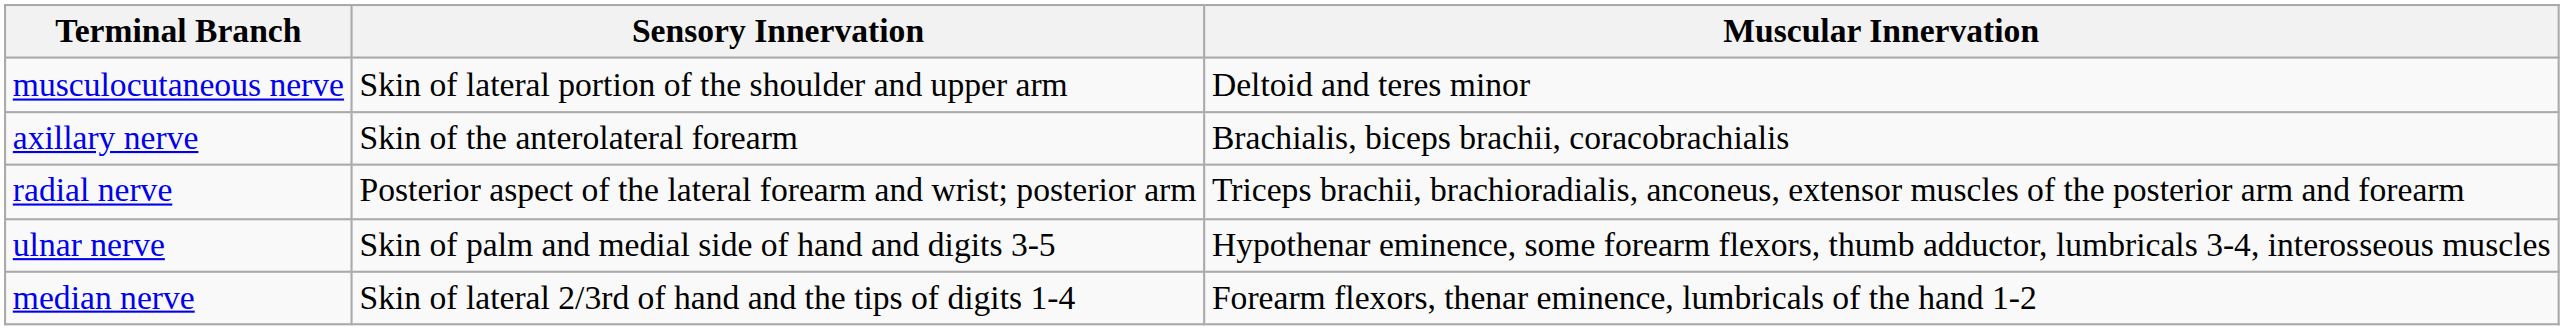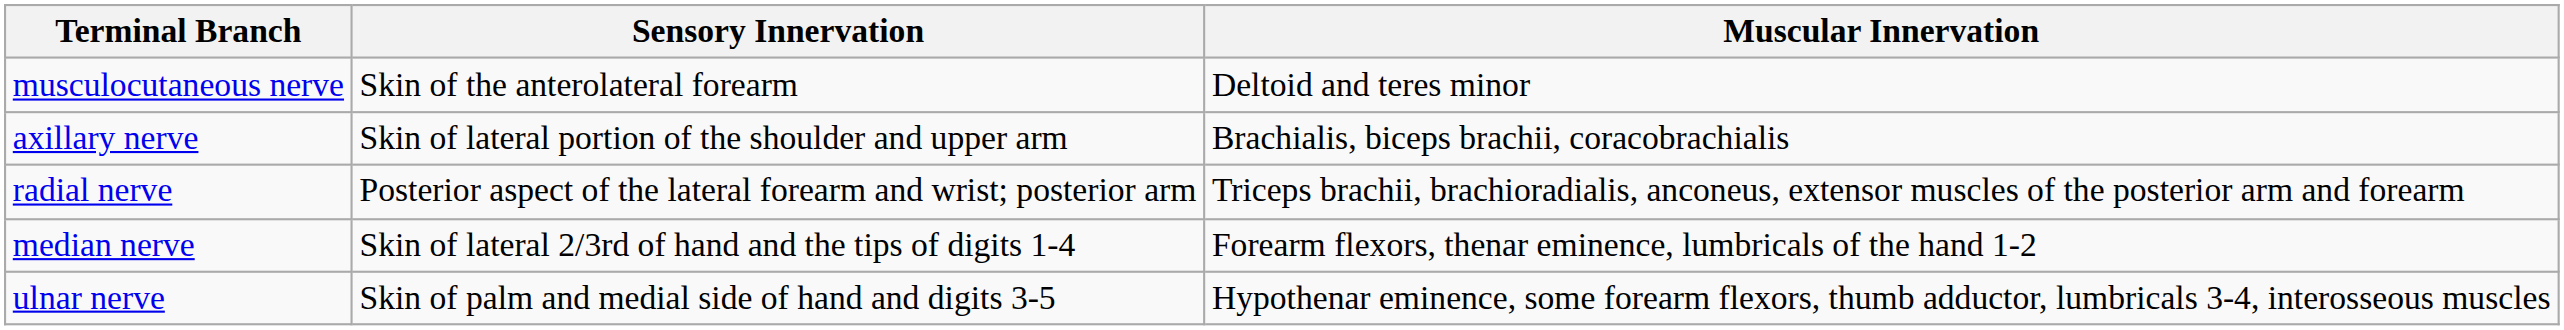(714, 84) Skin of lateral portion of the shoulder and upper arm -> (579, 84) Skin of the anterolateral forearm
(579, 137) Skin of the anterolateral forearm -> (714, 137) Skin of lateral portion of the shoulder and upper arm
rows swapped: (104, 297) <-> (89, 244)
